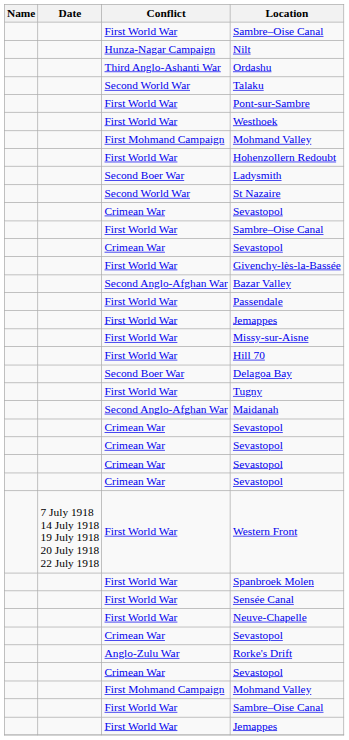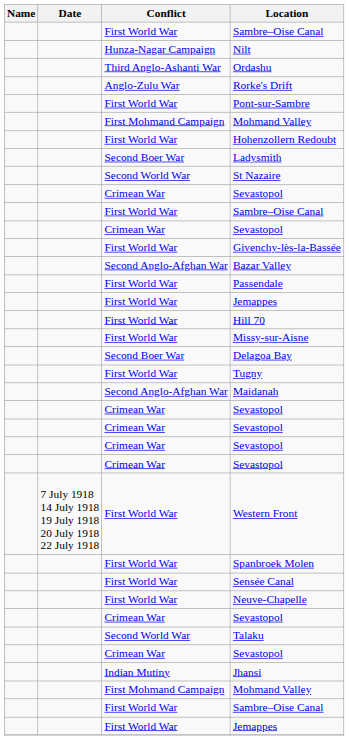rows swapped: (142, 653) <-> (147, 85)
- row: (141, 121)
rows swapped: (141, 355) <-> (141, 337)
+ row: (137, 671)
